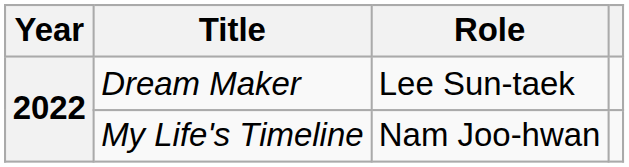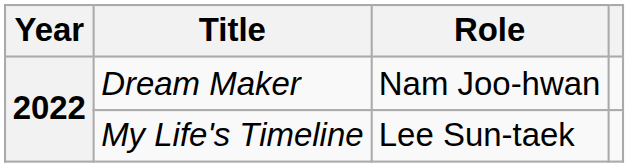(477, 82) Lee Sun-taek -> (490, 82) Nam Joo-hwan
(490, 135) Nam Joo-hwan -> (477, 135) Lee Sun-taek
